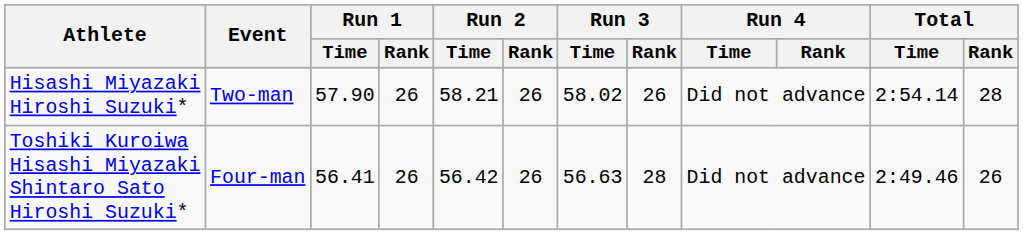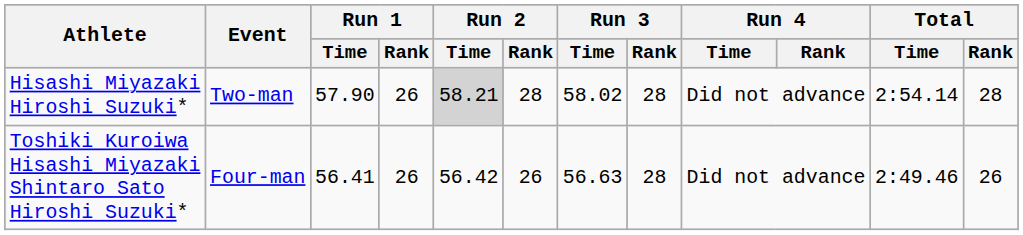(469, 96) no background -> (469, 96) lightgrey background
(531, 96) 26 -> (531, 96) 28
(654, 96) 26 -> (654, 96) 28
